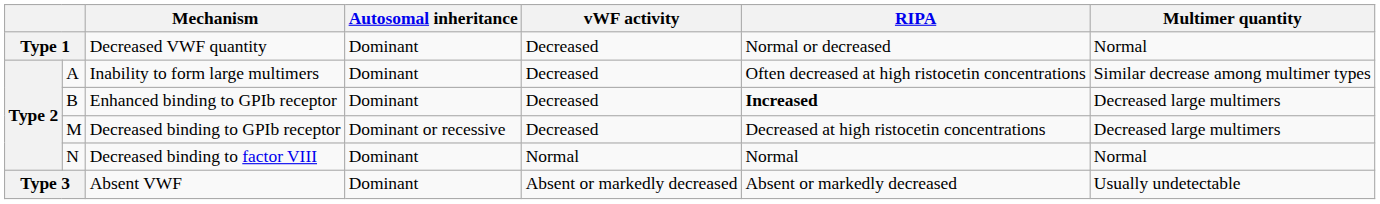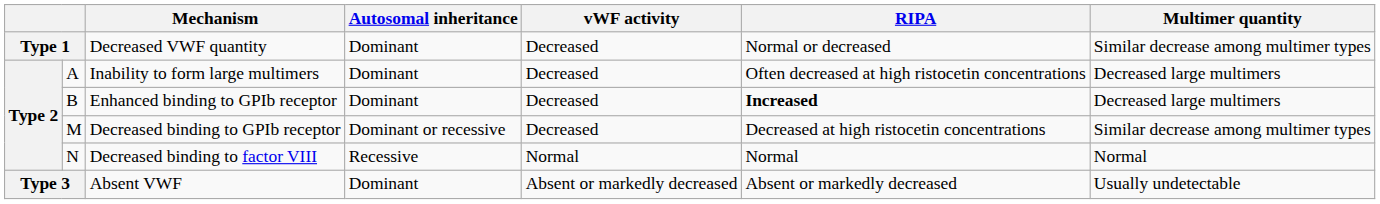(1121, 45) Normal -> (1232, 45) Similar decrease among multimer types
(1232, 73) Similar decrease among multimer types -> (1187, 73) Decreased large multimers
(1187, 128) Decreased large multimers -> (1232, 128) Similar decrease among multimer types
(384, 156) Dominant -> (383, 156) Recessive
